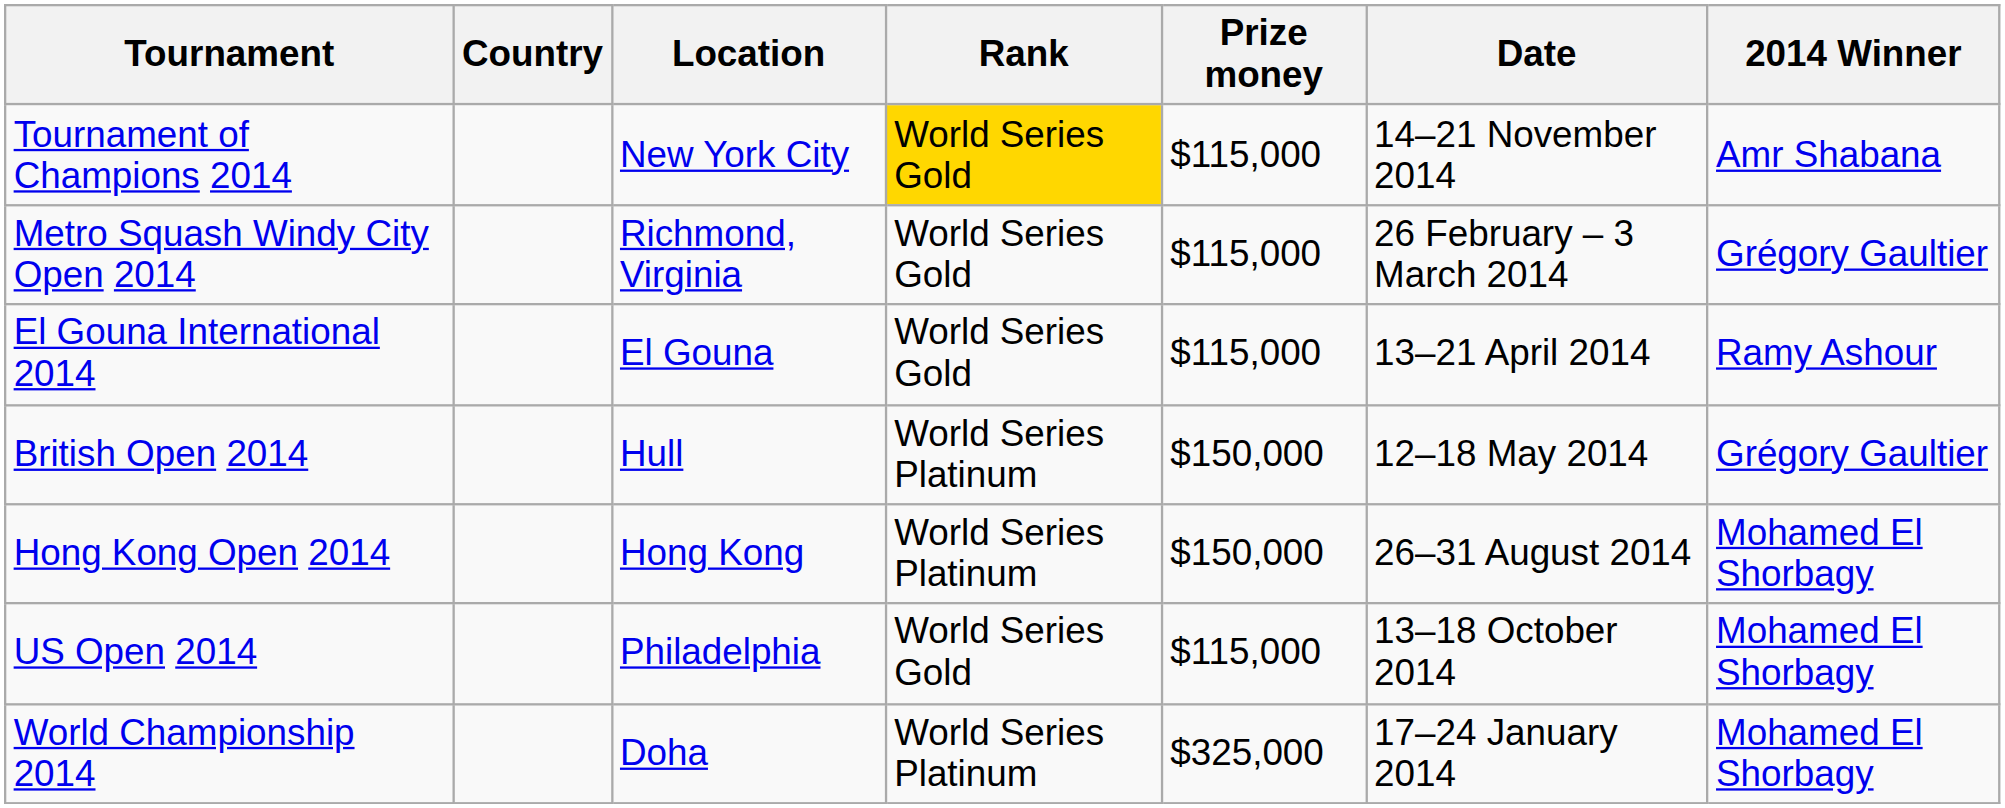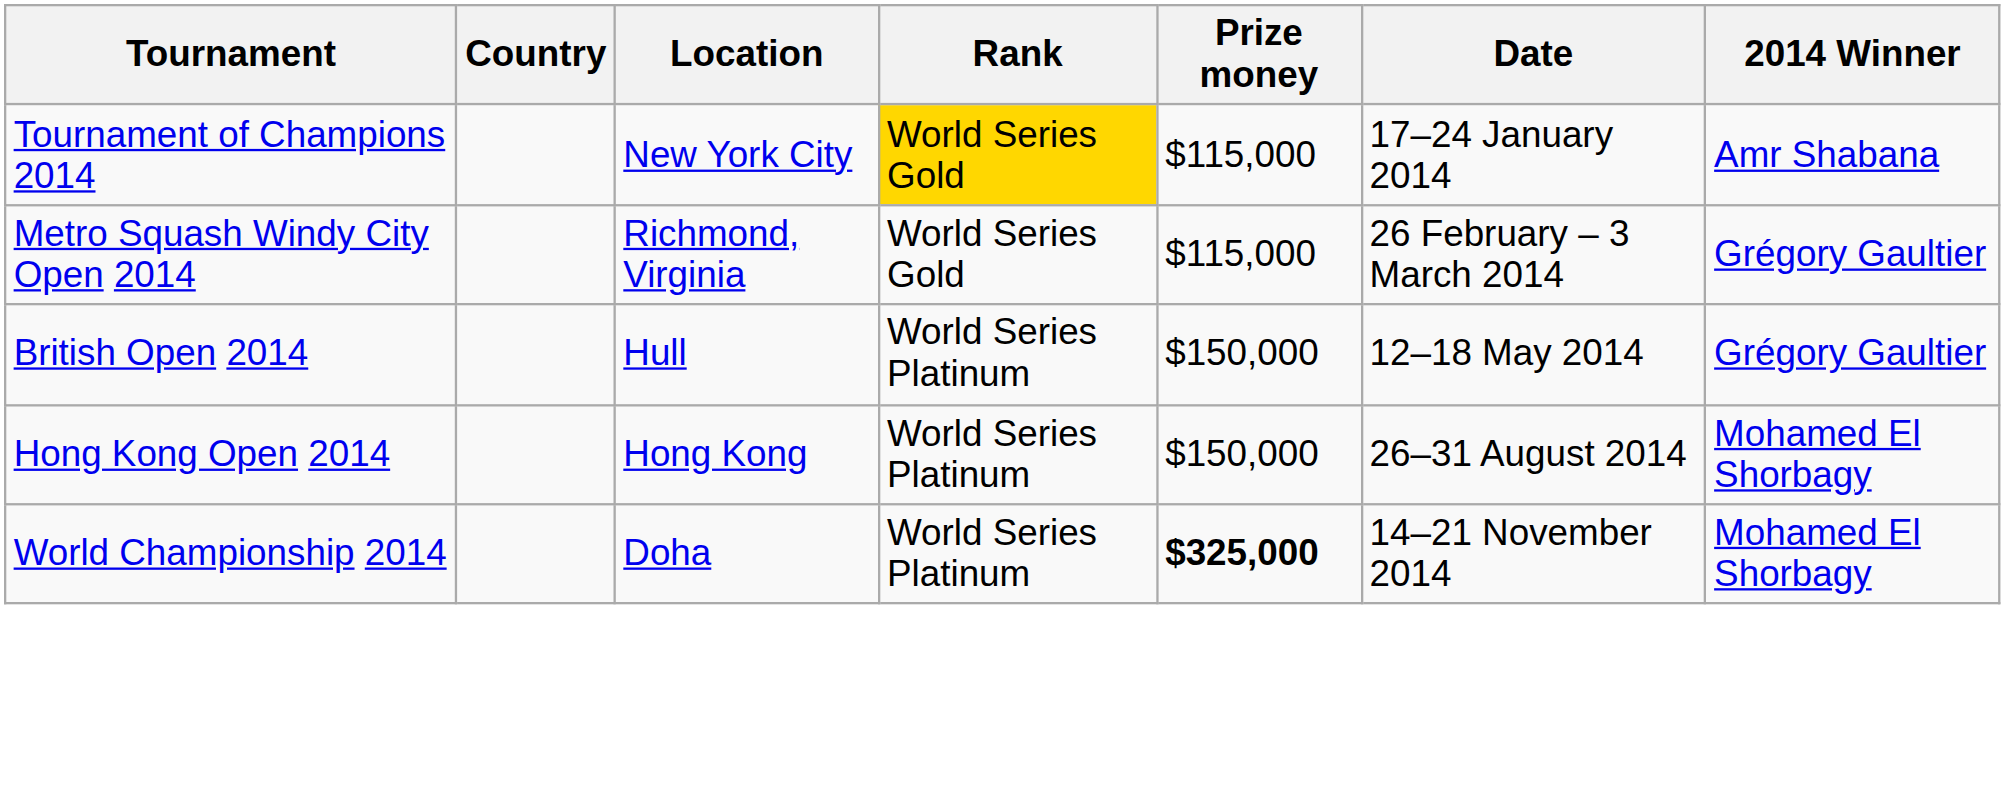(1515, 154) 14–21 November 2014 -> (1491, 154) 17–24 January 2014
- row: (197, 353)
- row: (135, 652)
(1247, 752) normal -> (1242, 553) bold
(1496, 752) 17–24 January 2014 -> (1511, 553) 14–21 November 2014
